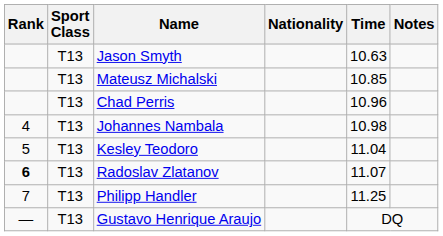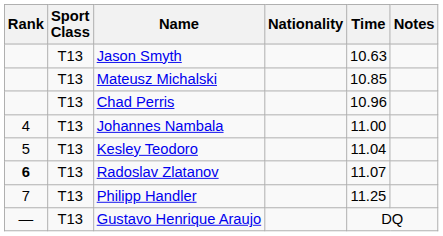(368, 126) 10.98 -> (368, 126) 11.00
